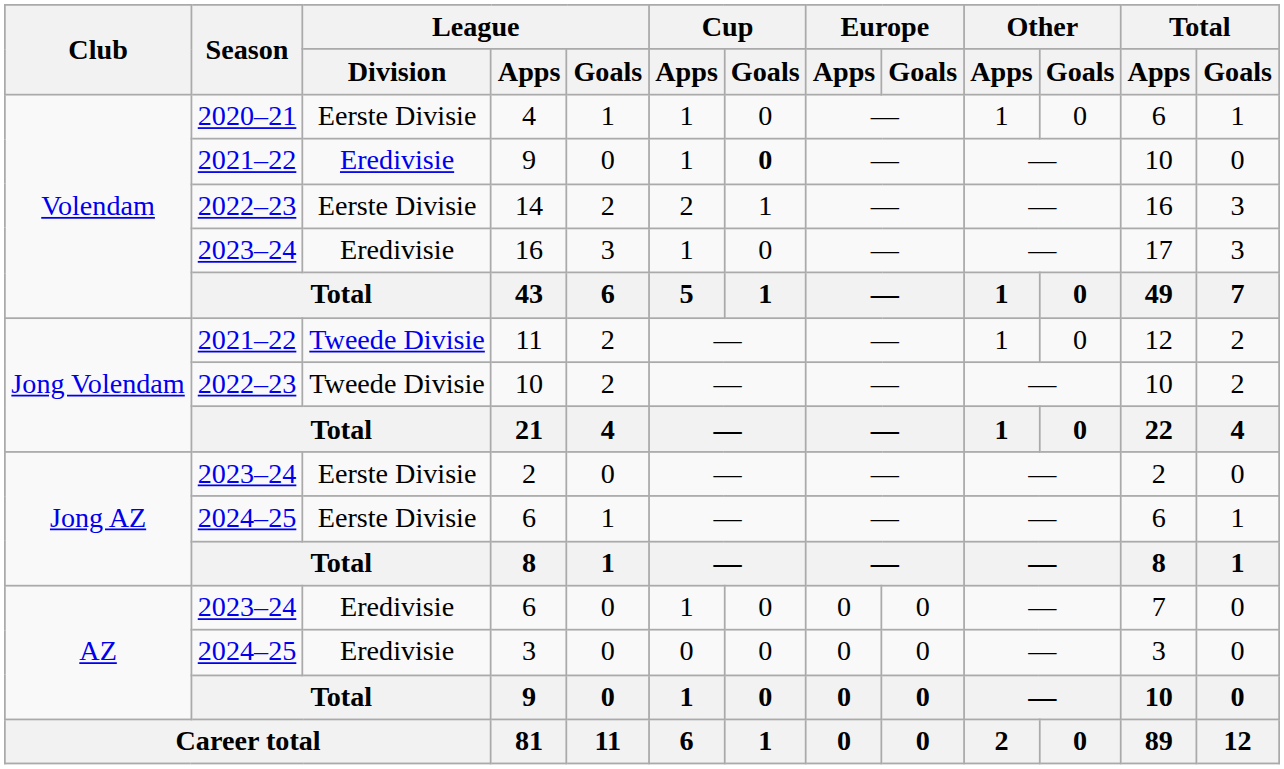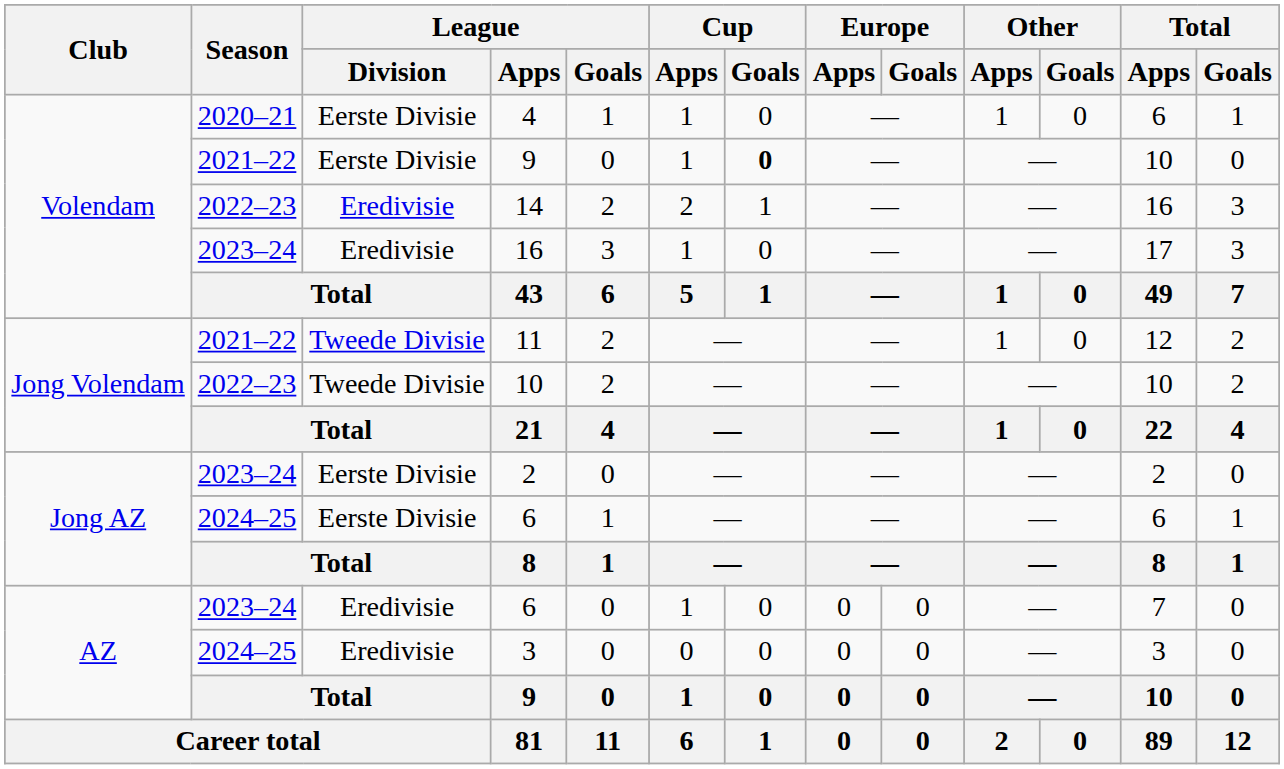(397, 160) Eredivisie -> (397, 160) Eerste Divisie
(397, 205) Eerste Divisie -> (397, 205) Eredivisie
